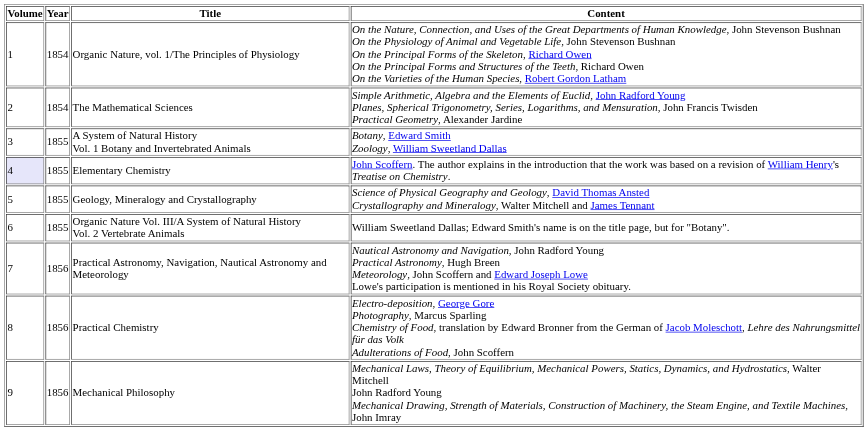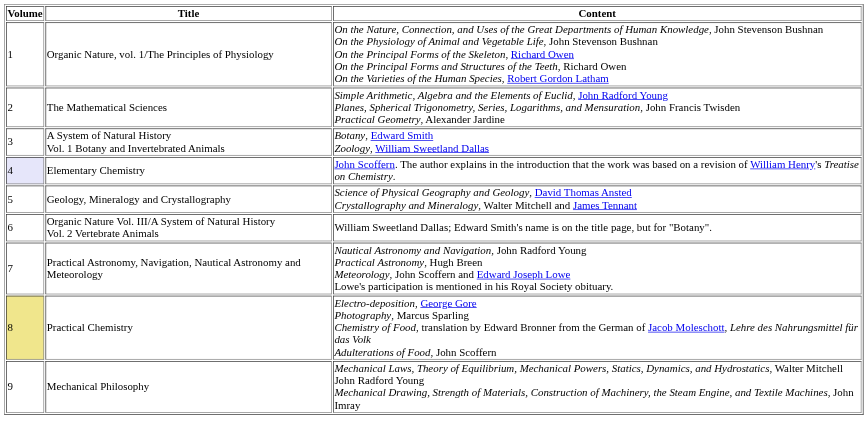- column: (58, 13)
(10, 327) no background -> (10, 327) khaki background
